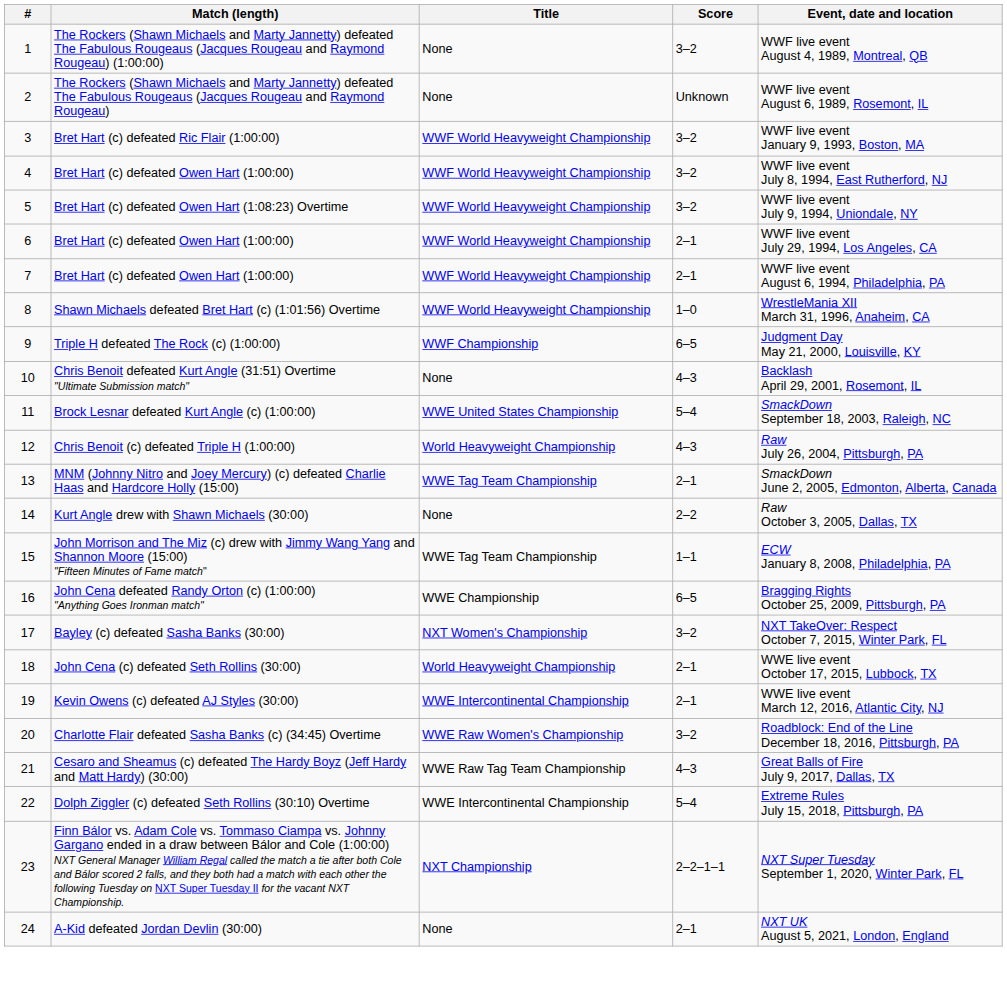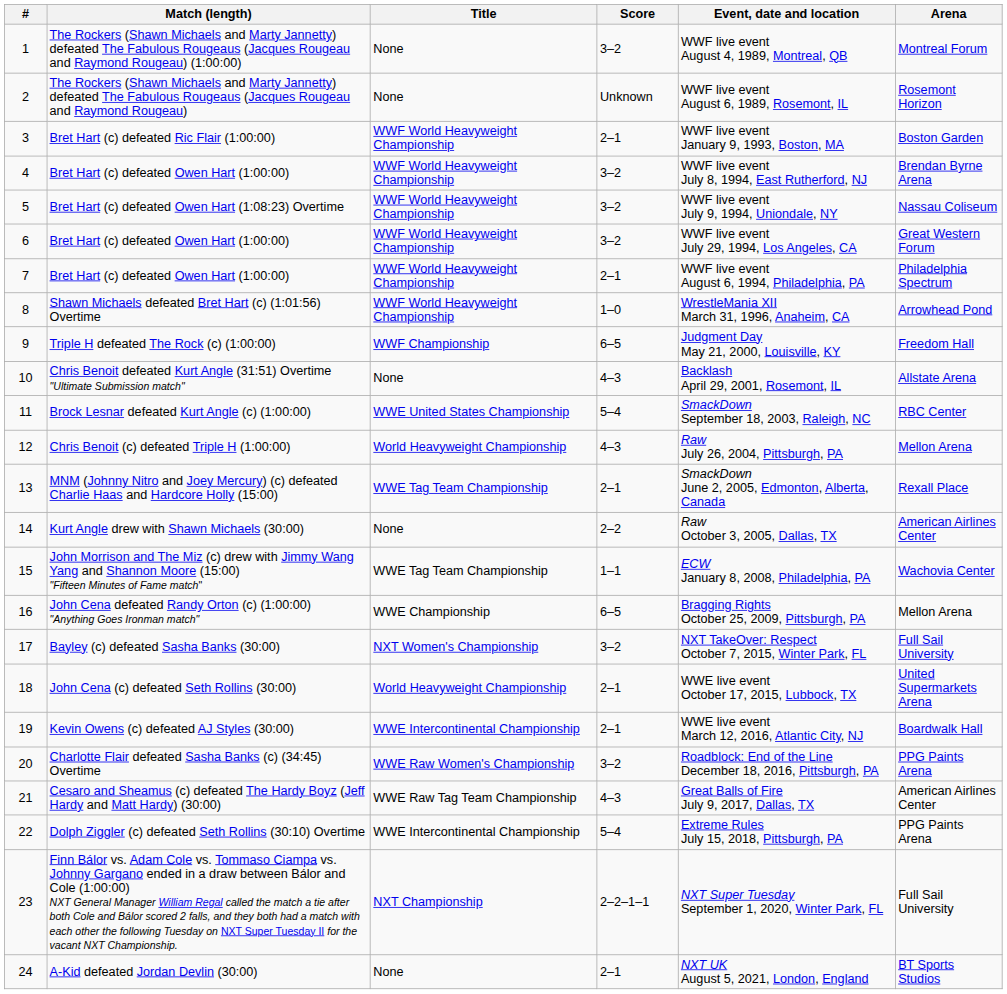+ column: (949, 14)
(686, 138) 3–2 -> (611, 138) 2–1
(686, 241) 2–1 -> (611, 241) 3–2
